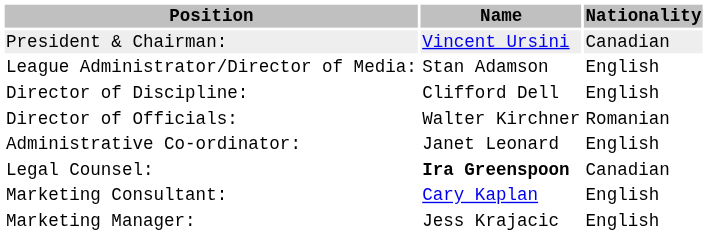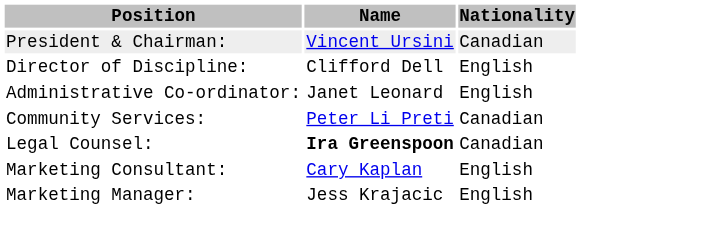- row: (211, 67)
- row: (122, 119)
+ row: (106, 119)
